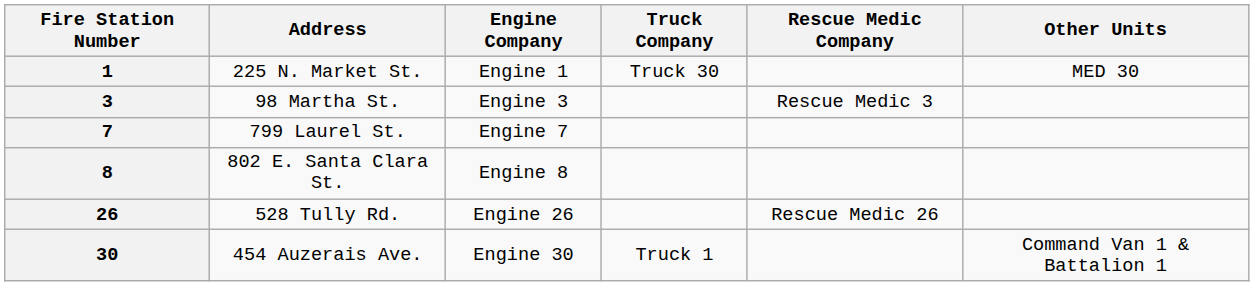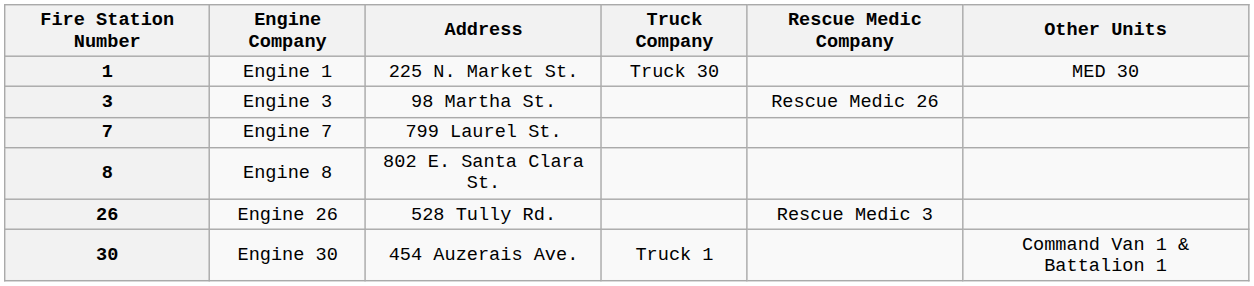columns swapped: (328, 31) <-> (524, 31)
(855, 102) Rescue Medic 3 -> (855, 102) Rescue Medic 26
(855, 214) Rescue Medic 26 -> (855, 214) Rescue Medic 3
